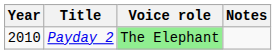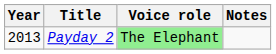(24, 38) 2010 -> (24, 38) 2013
